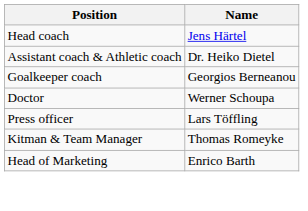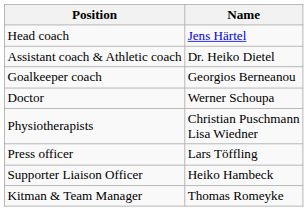+ row: (50, 126)
+ row: (75, 175)
- row: (57, 160)
